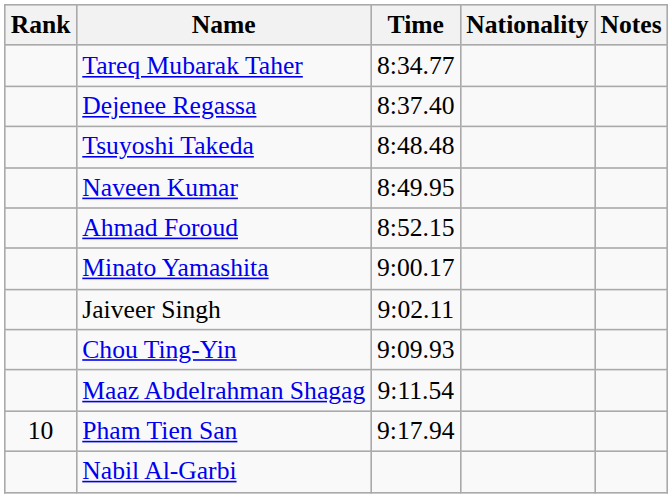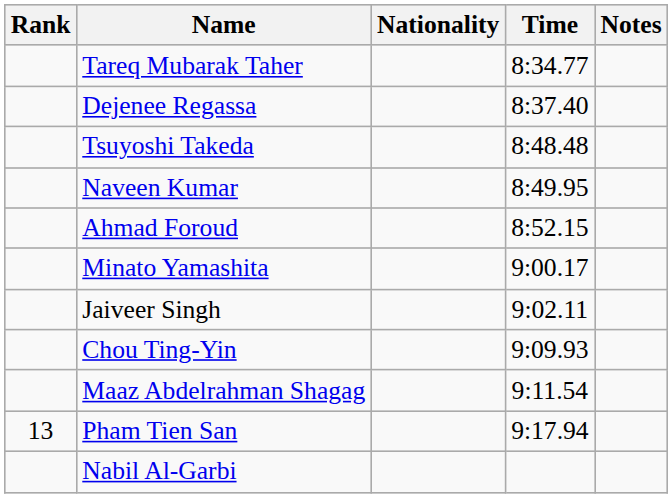columns swapped: (527, 24) <-> (416, 24)
(41, 430) 10 -> (41, 430) 13
